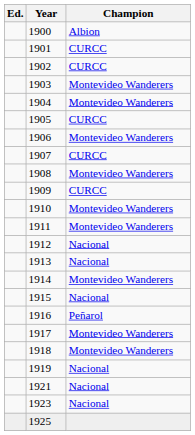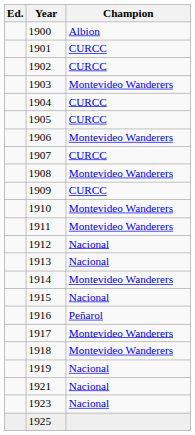(121, 102) Montevideo Wanderers -> (88, 102) CURCC
